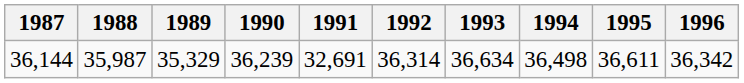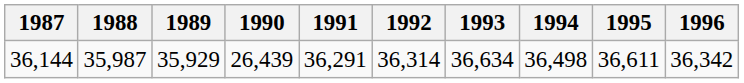(188, 58) 35,329 -> (188, 58) 35,929
(262, 58) 36,239 -> (262, 58) 26,439
(335, 58) 32,691 -> (335, 58) 36,291
